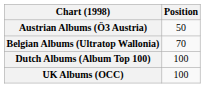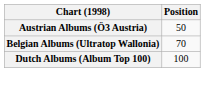- row: (83, 75)
